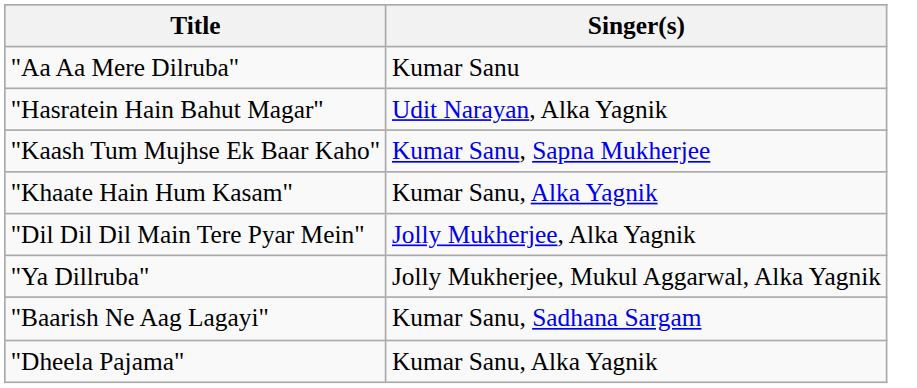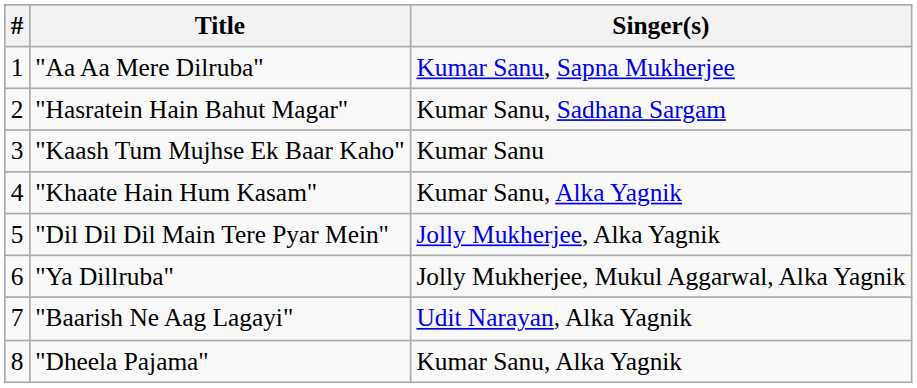+ column: (17, 25)
(456, 67) Kumar Sanu -> (576, 67) Kumar Sanu, Sapna Mukherjee
(530, 109) Udit Narayan, Alka Yagnik -> (571, 109) Kumar Sanu, Sadhana Sargam
(551, 151) Kumar Sanu, Sapna Mukherjee -> (480, 151) Kumar Sanu
(547, 318) Kumar Sanu, Sadhana Sargam -> (554, 318) Udit Narayan, Alka Yagnik
